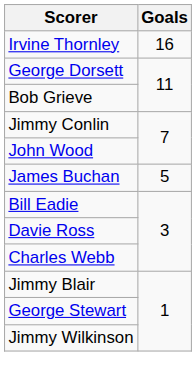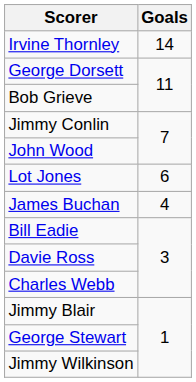(165, 44) 16 -> (165, 44) 14
+ row: (45, 177)
(165, 177) 5 -> (165, 204) 4
